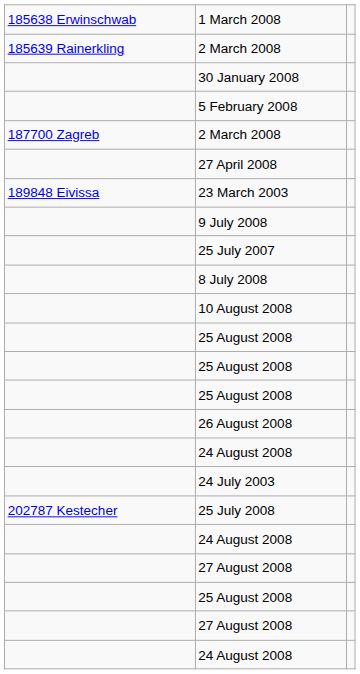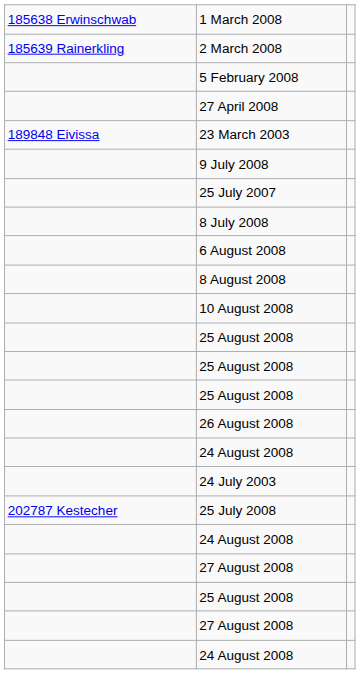- row: (100, 77)
- row: (54, 135)
+ row: (100, 250)
+ row: (100, 279)
